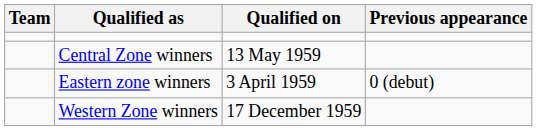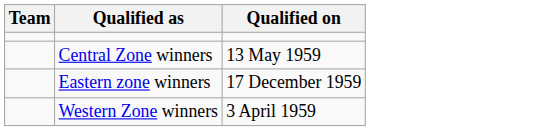- column: (448, 18)
(271, 83) 3 April 1959 -> (294, 83) 17 December 1959
(294, 111) 17 December 1959 -> (271, 111) 3 April 1959
